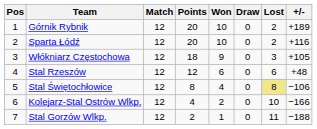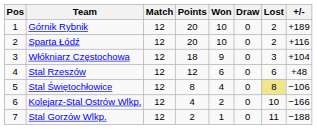(299, 57) +105 -> (299, 57) +104
